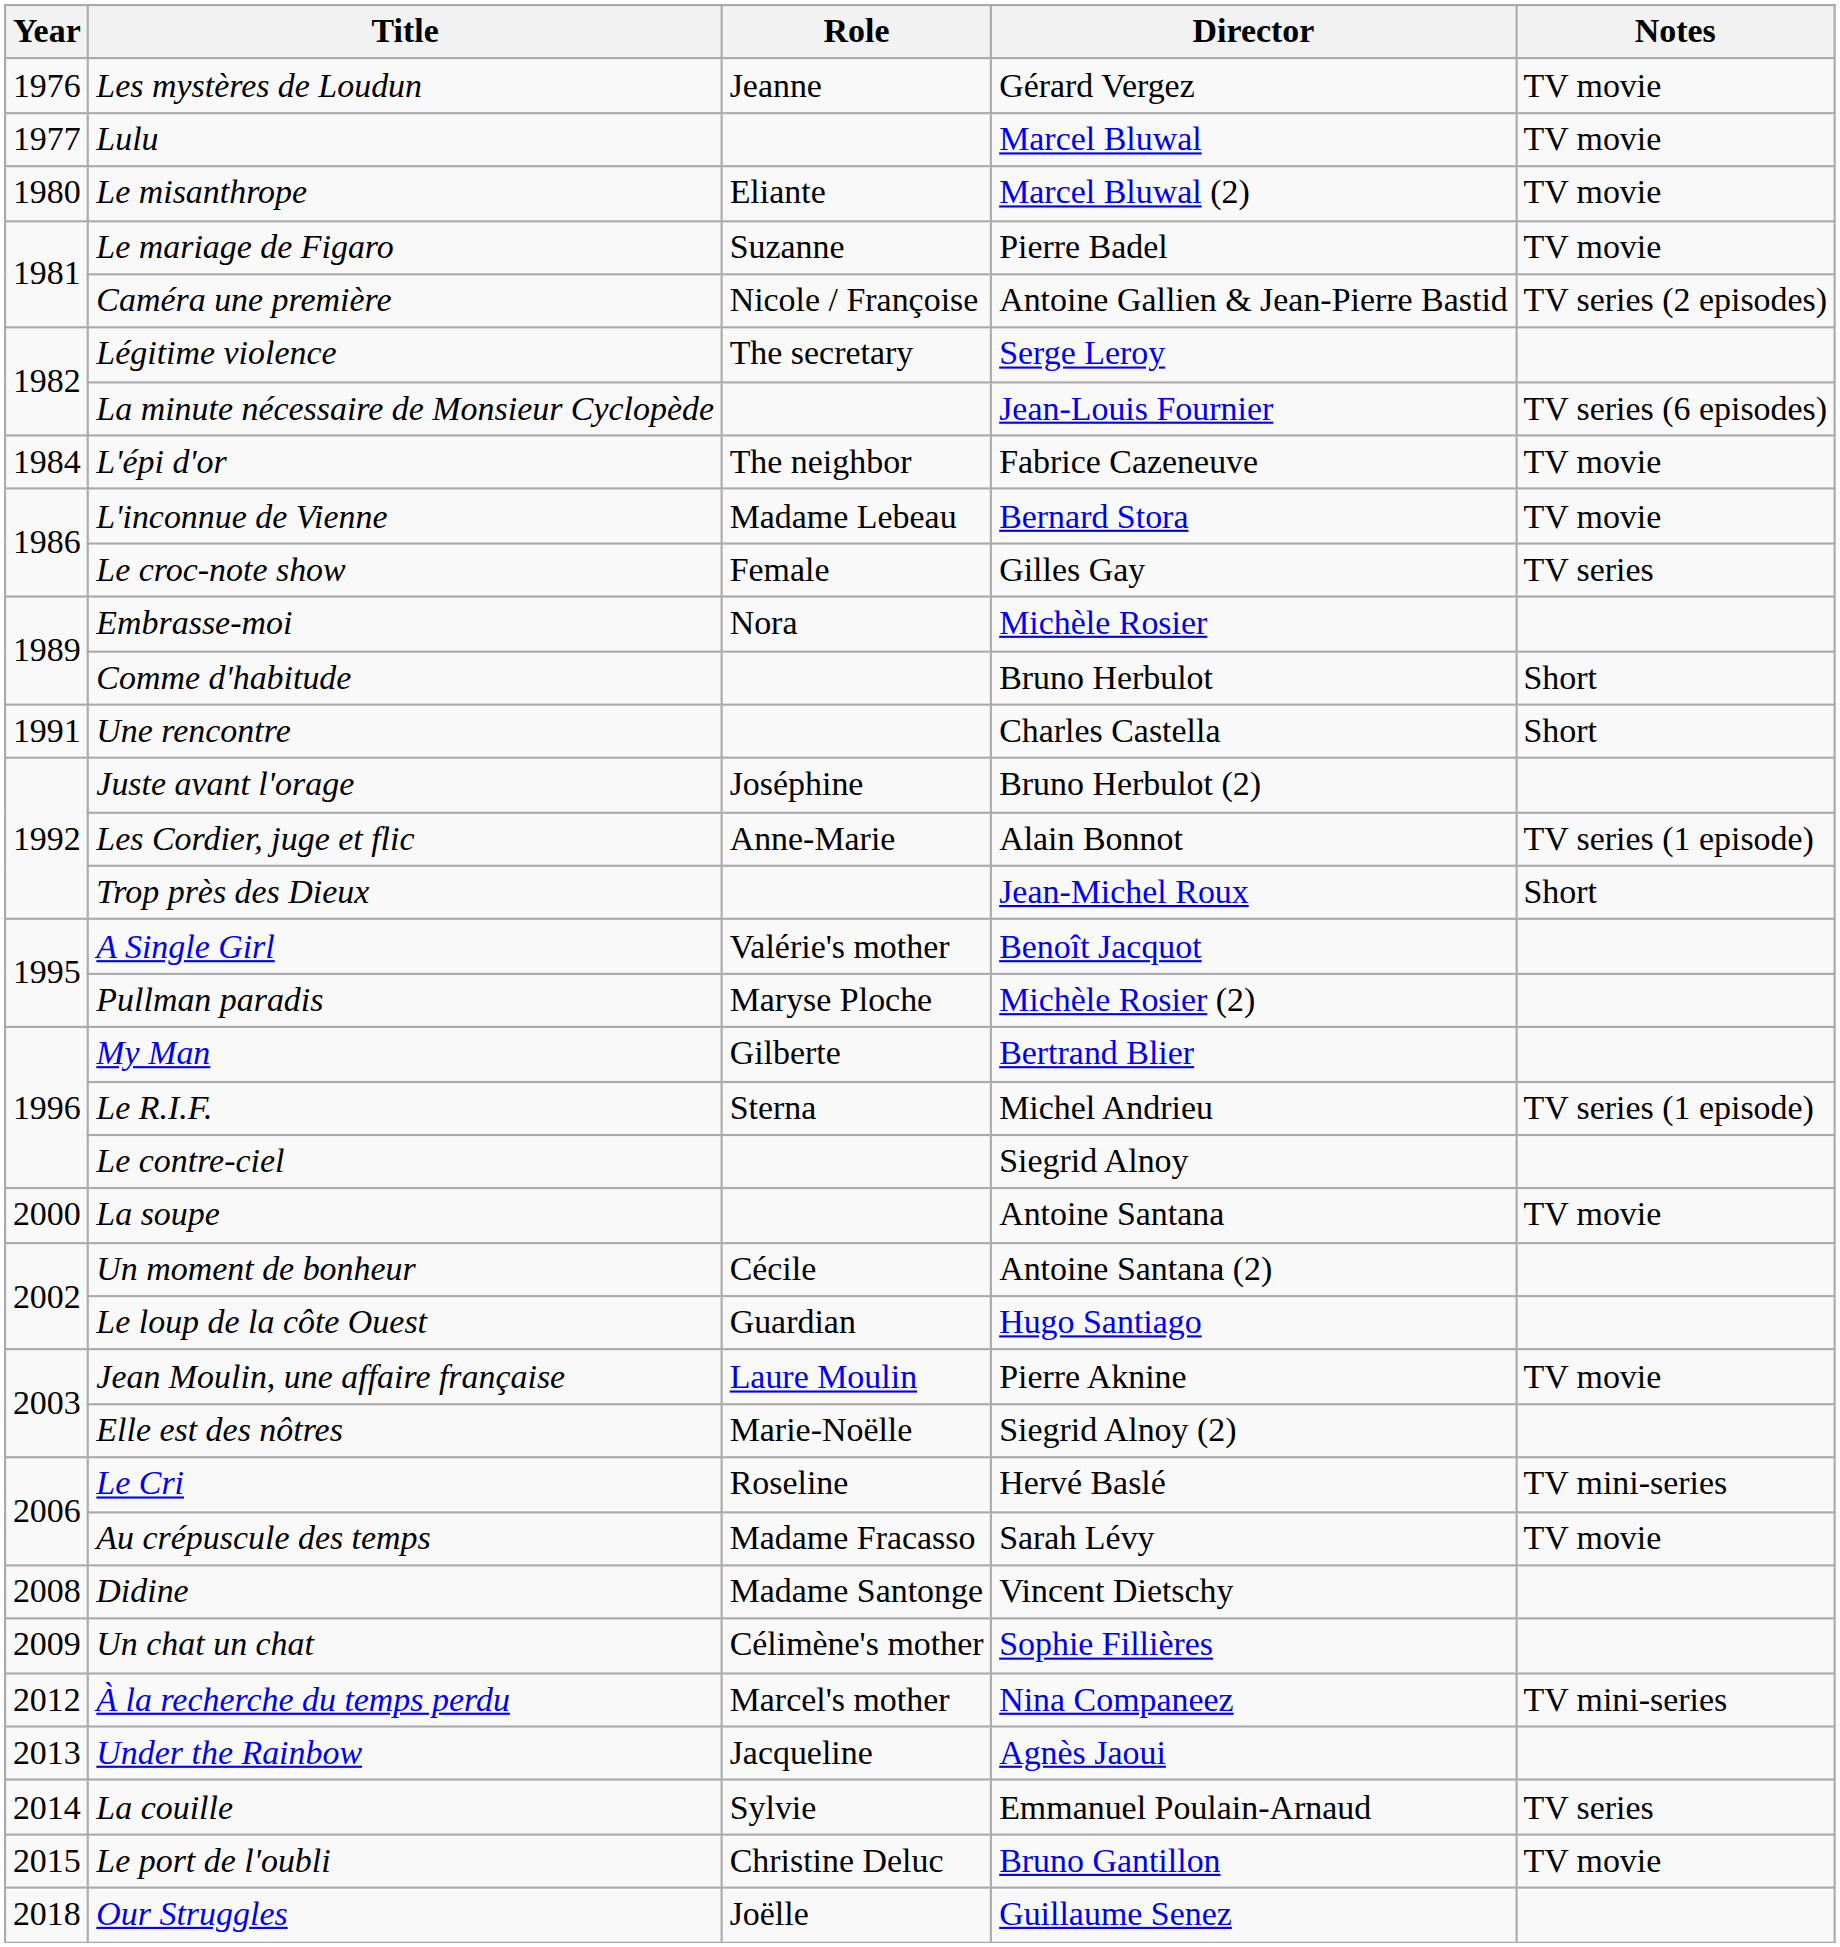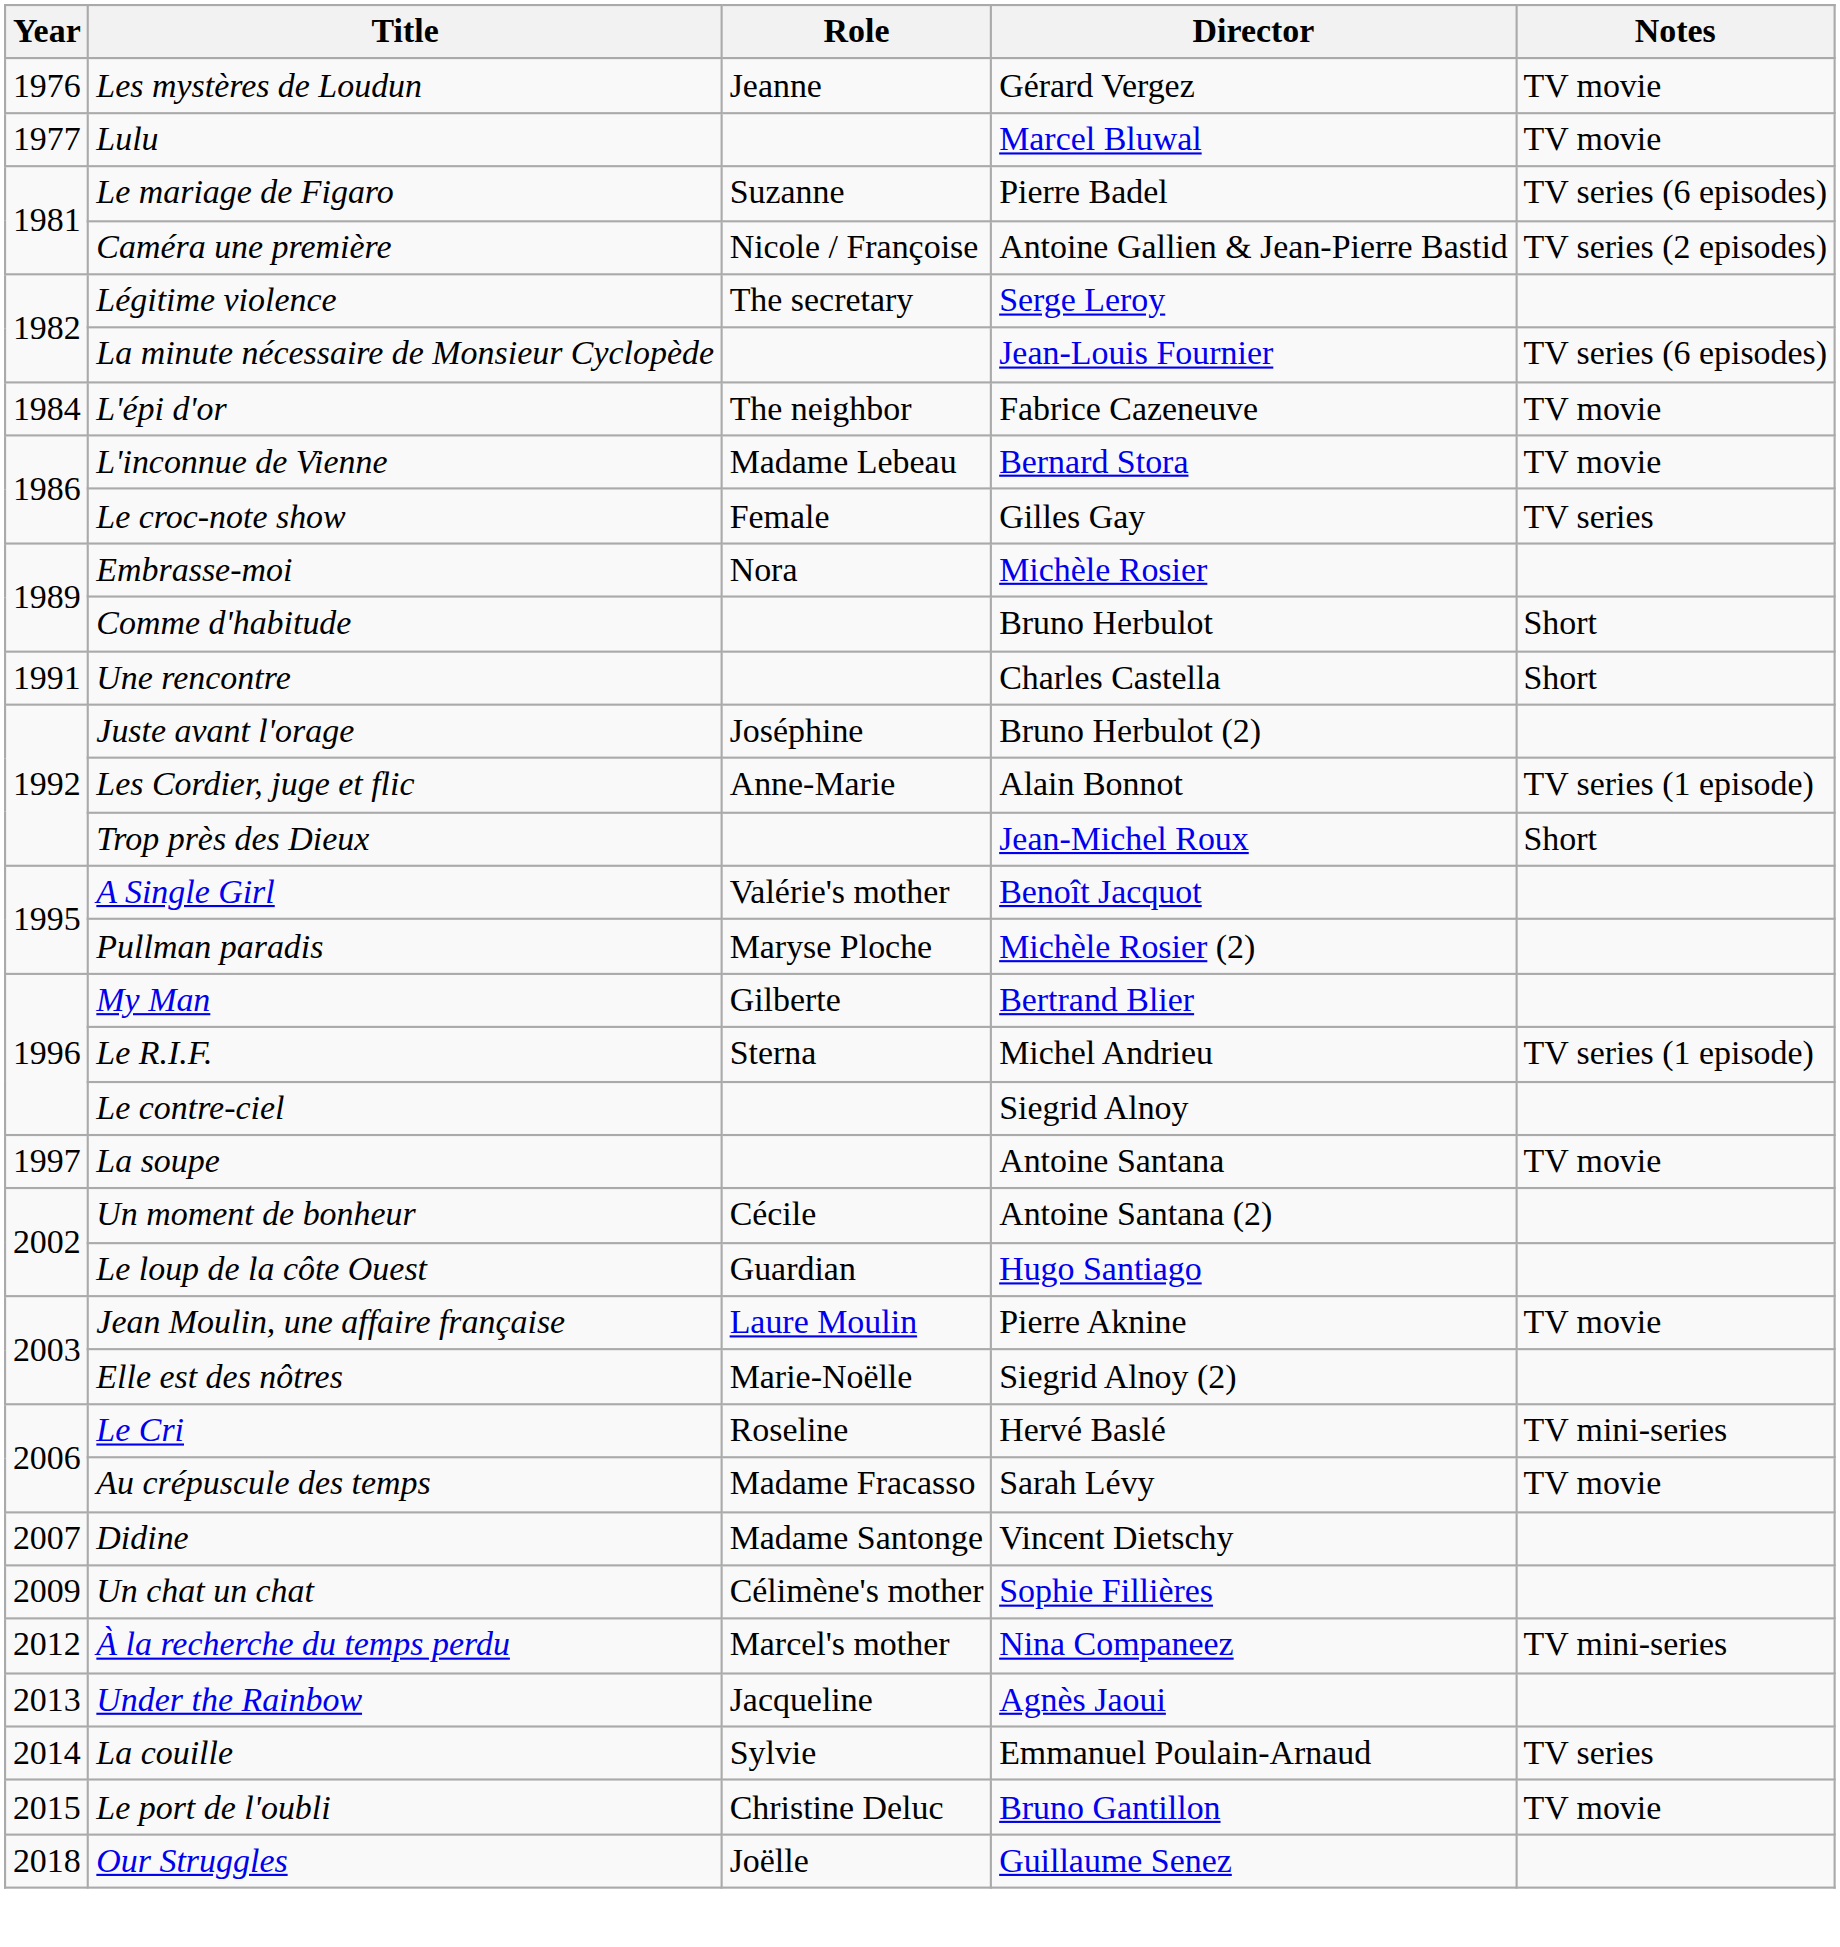- row: (202, 192)
(1592, 246) TV movie -> (1675, 192) TV series (6 episodes)
(47, 1214) 2000 -> (47, 1161) 1997
(47, 1591) 2008 -> (47, 1537) 2007
